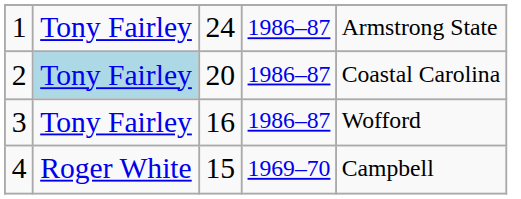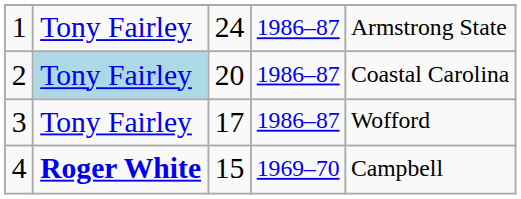(220, 121) 16 -> (229, 121) 17
(116, 168) normal -> (121, 168) bold
